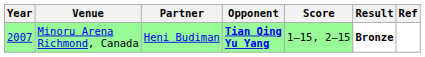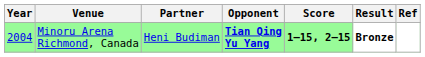(20, 37) 2007 -> (20, 37) 2004
(319, 37) normal -> (319, 37) bold
